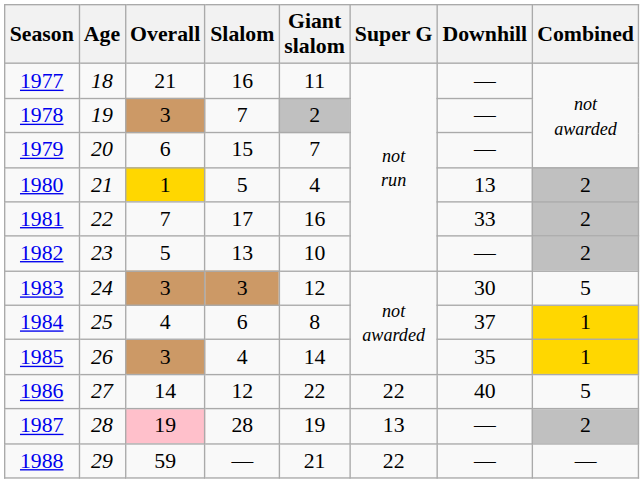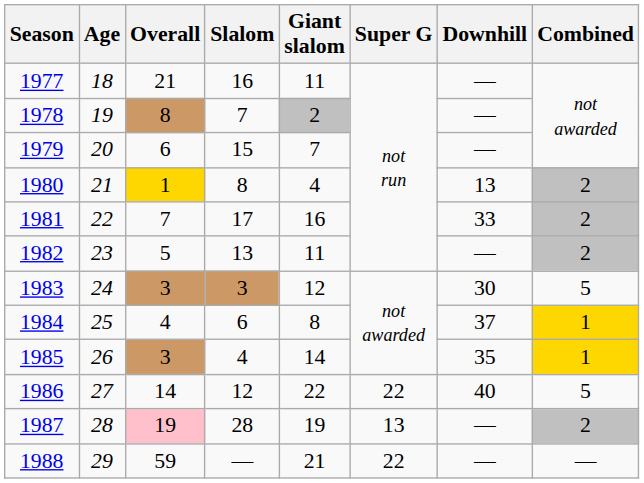(165, 115) 3 -> (165, 115) 8
(242, 184) 5 -> (242, 184) 8
(315, 253) 10 -> (315, 253) 11
